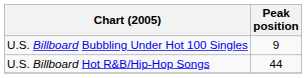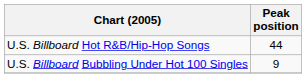rows swapped: (128, 45) <-> (108, 63)
